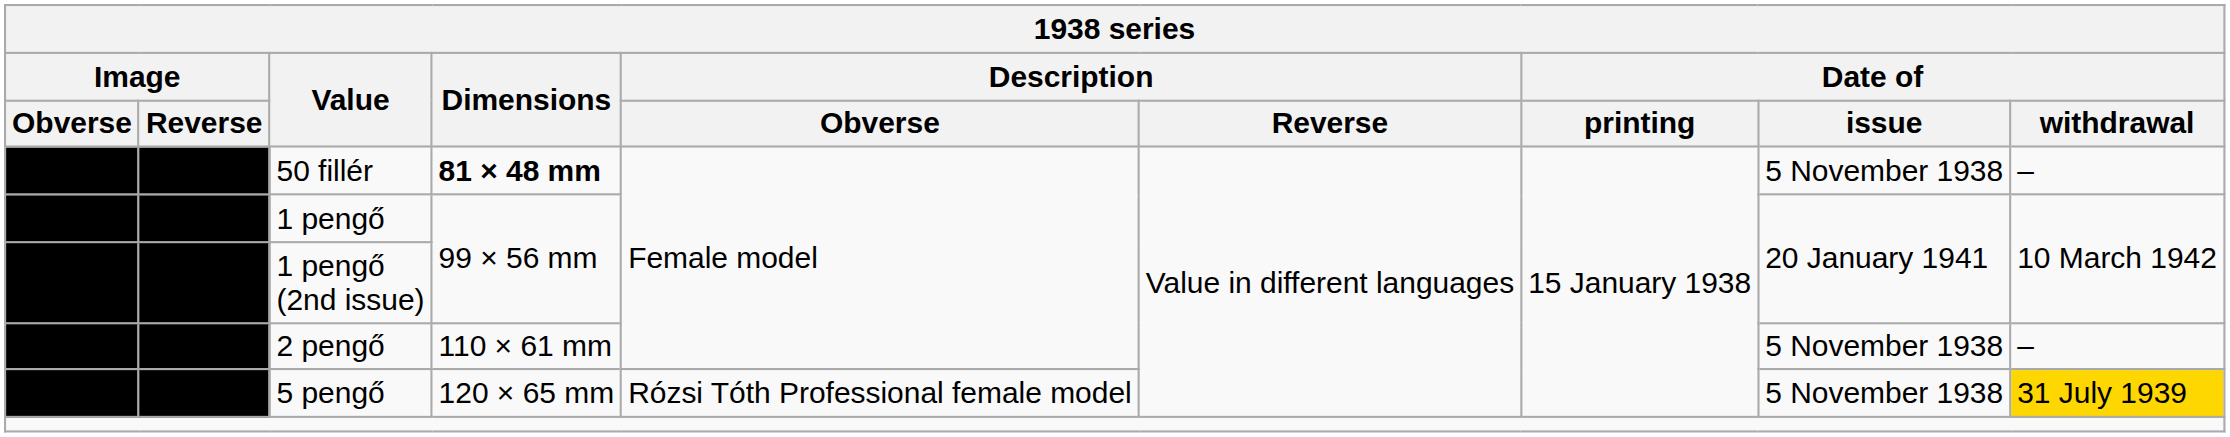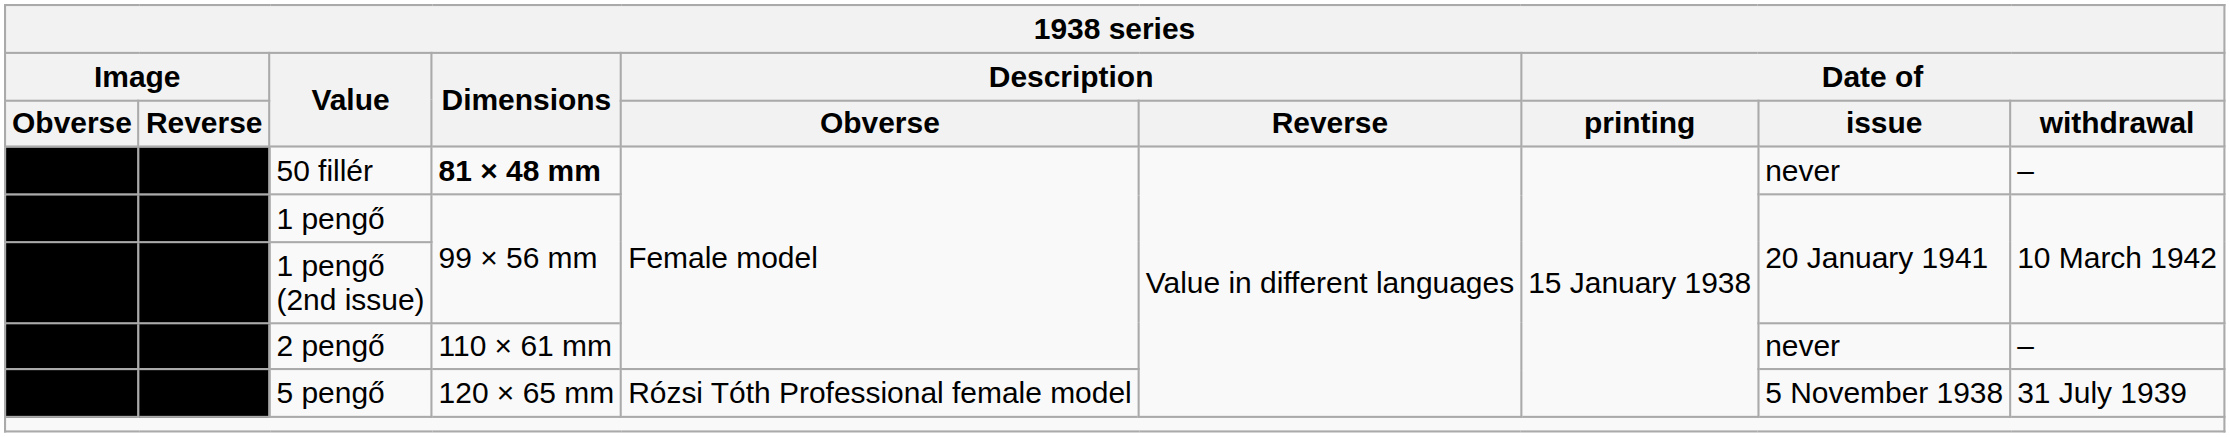(1884, 171) 5 November 1938 -> (1803, 171) never
(1884, 346) 5 November 1938 -> (1803, 346) never
(2102, 394) gold background -> (2102, 394) no background
